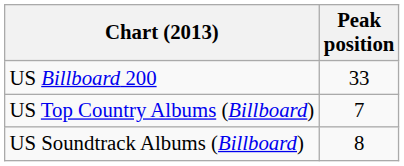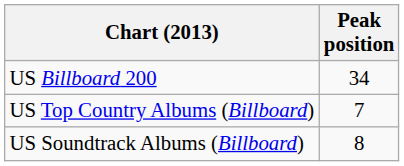(359, 77) 33 -> (359, 77) 34
